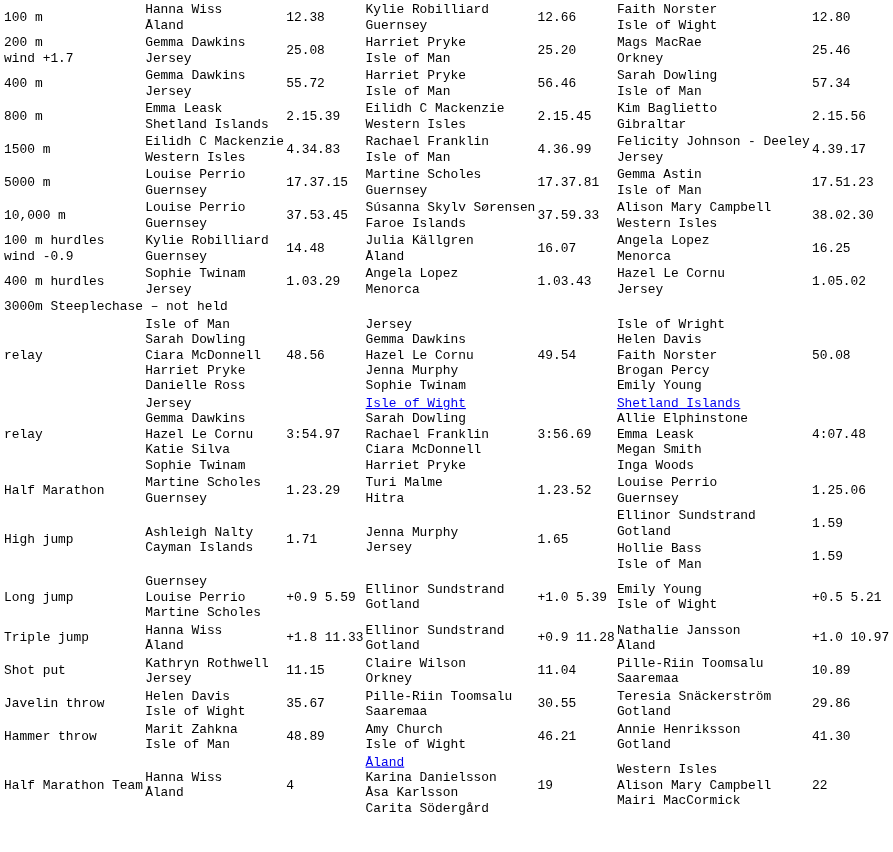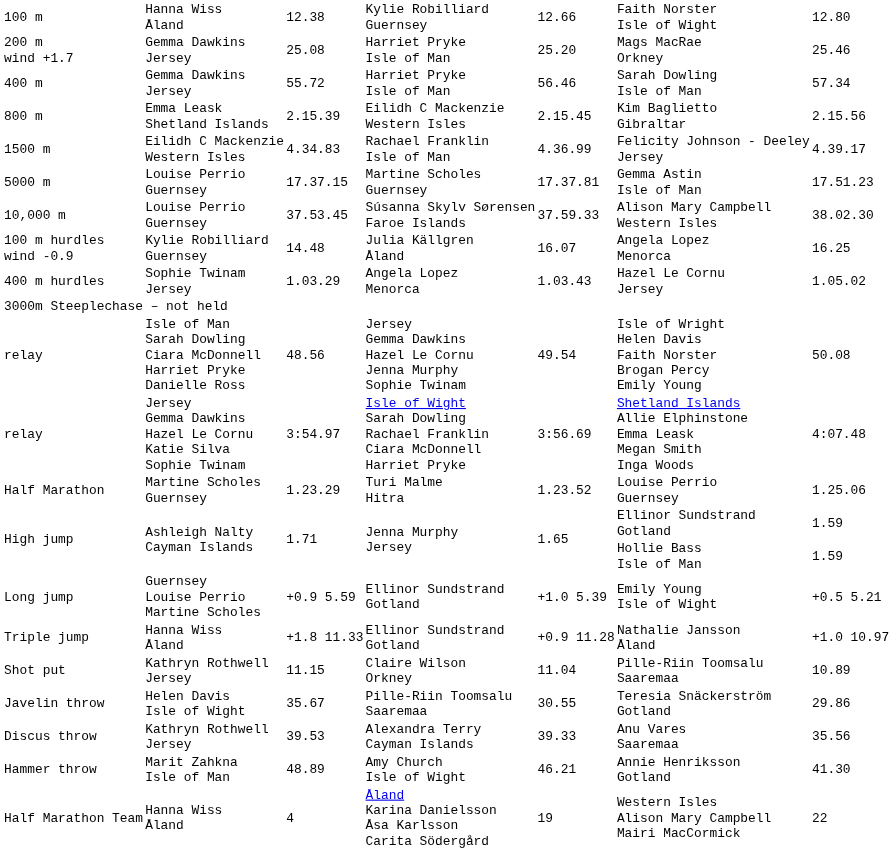+ row: (50, 737)
